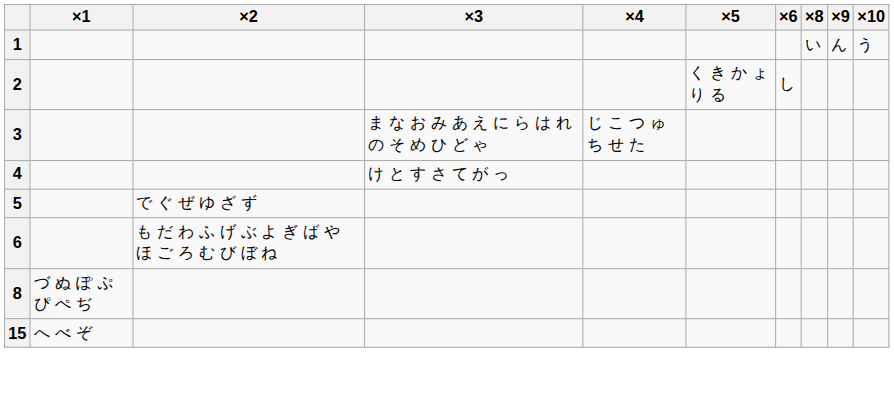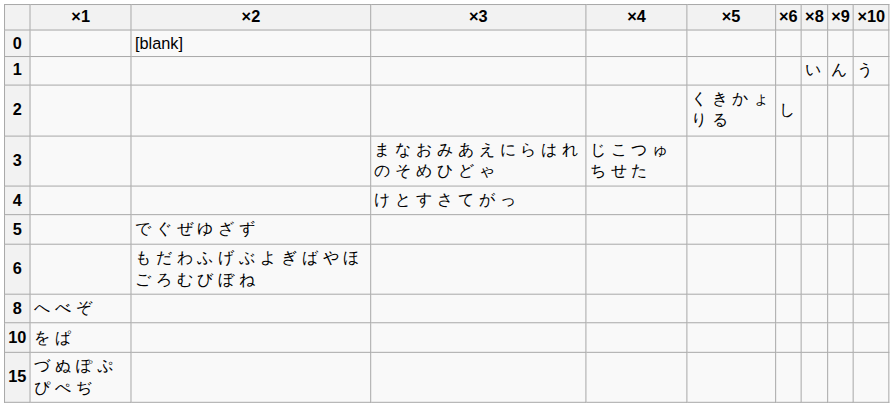+ row: (17, 43)
(73, 292) づ ぬ ぽ ぷ ぴ ぺ ぢ -> (63, 308) へ べ ぞ
+ row: (17, 337)
(63, 332) へ べ ぞ -> (73, 376) づ ぬ ぽ ぷ ぴ ぺ ぢ
